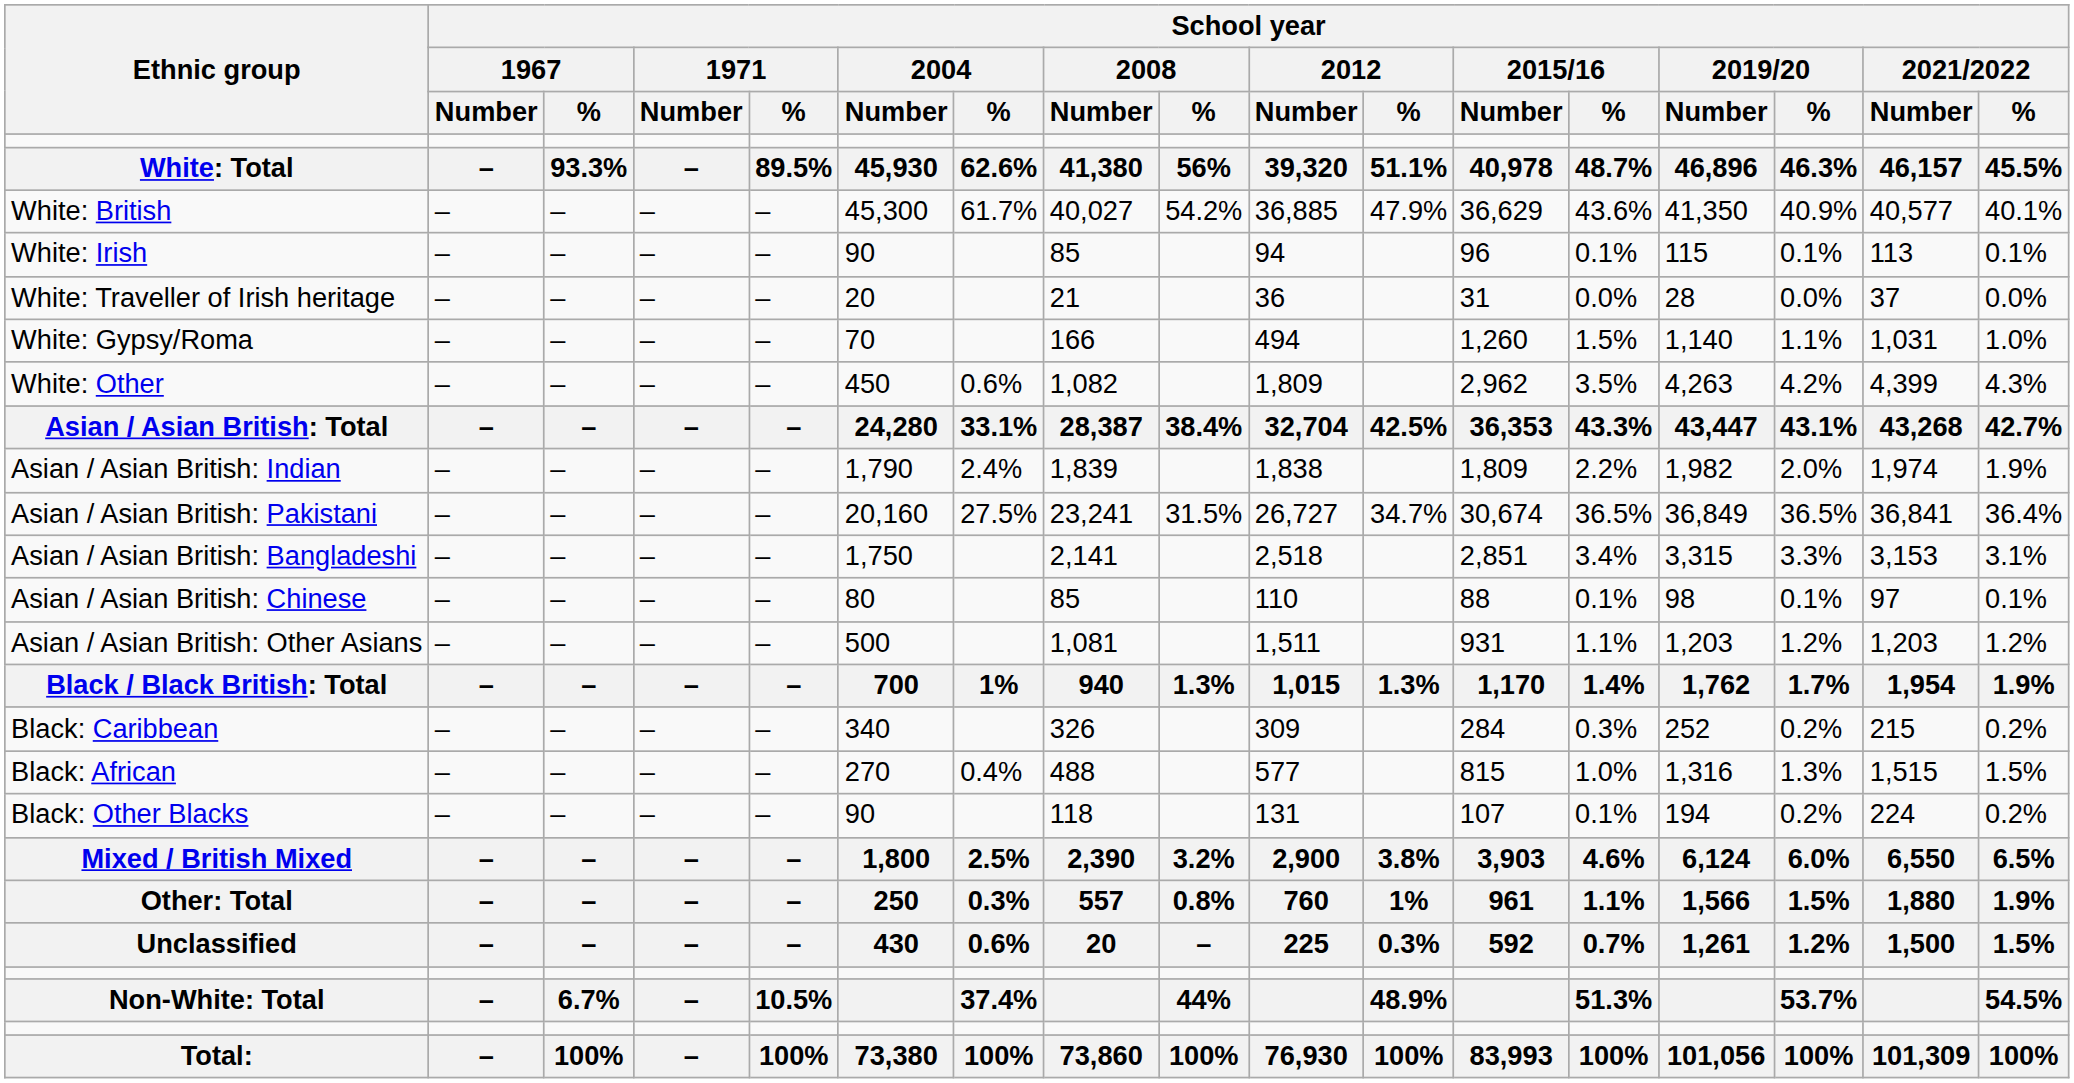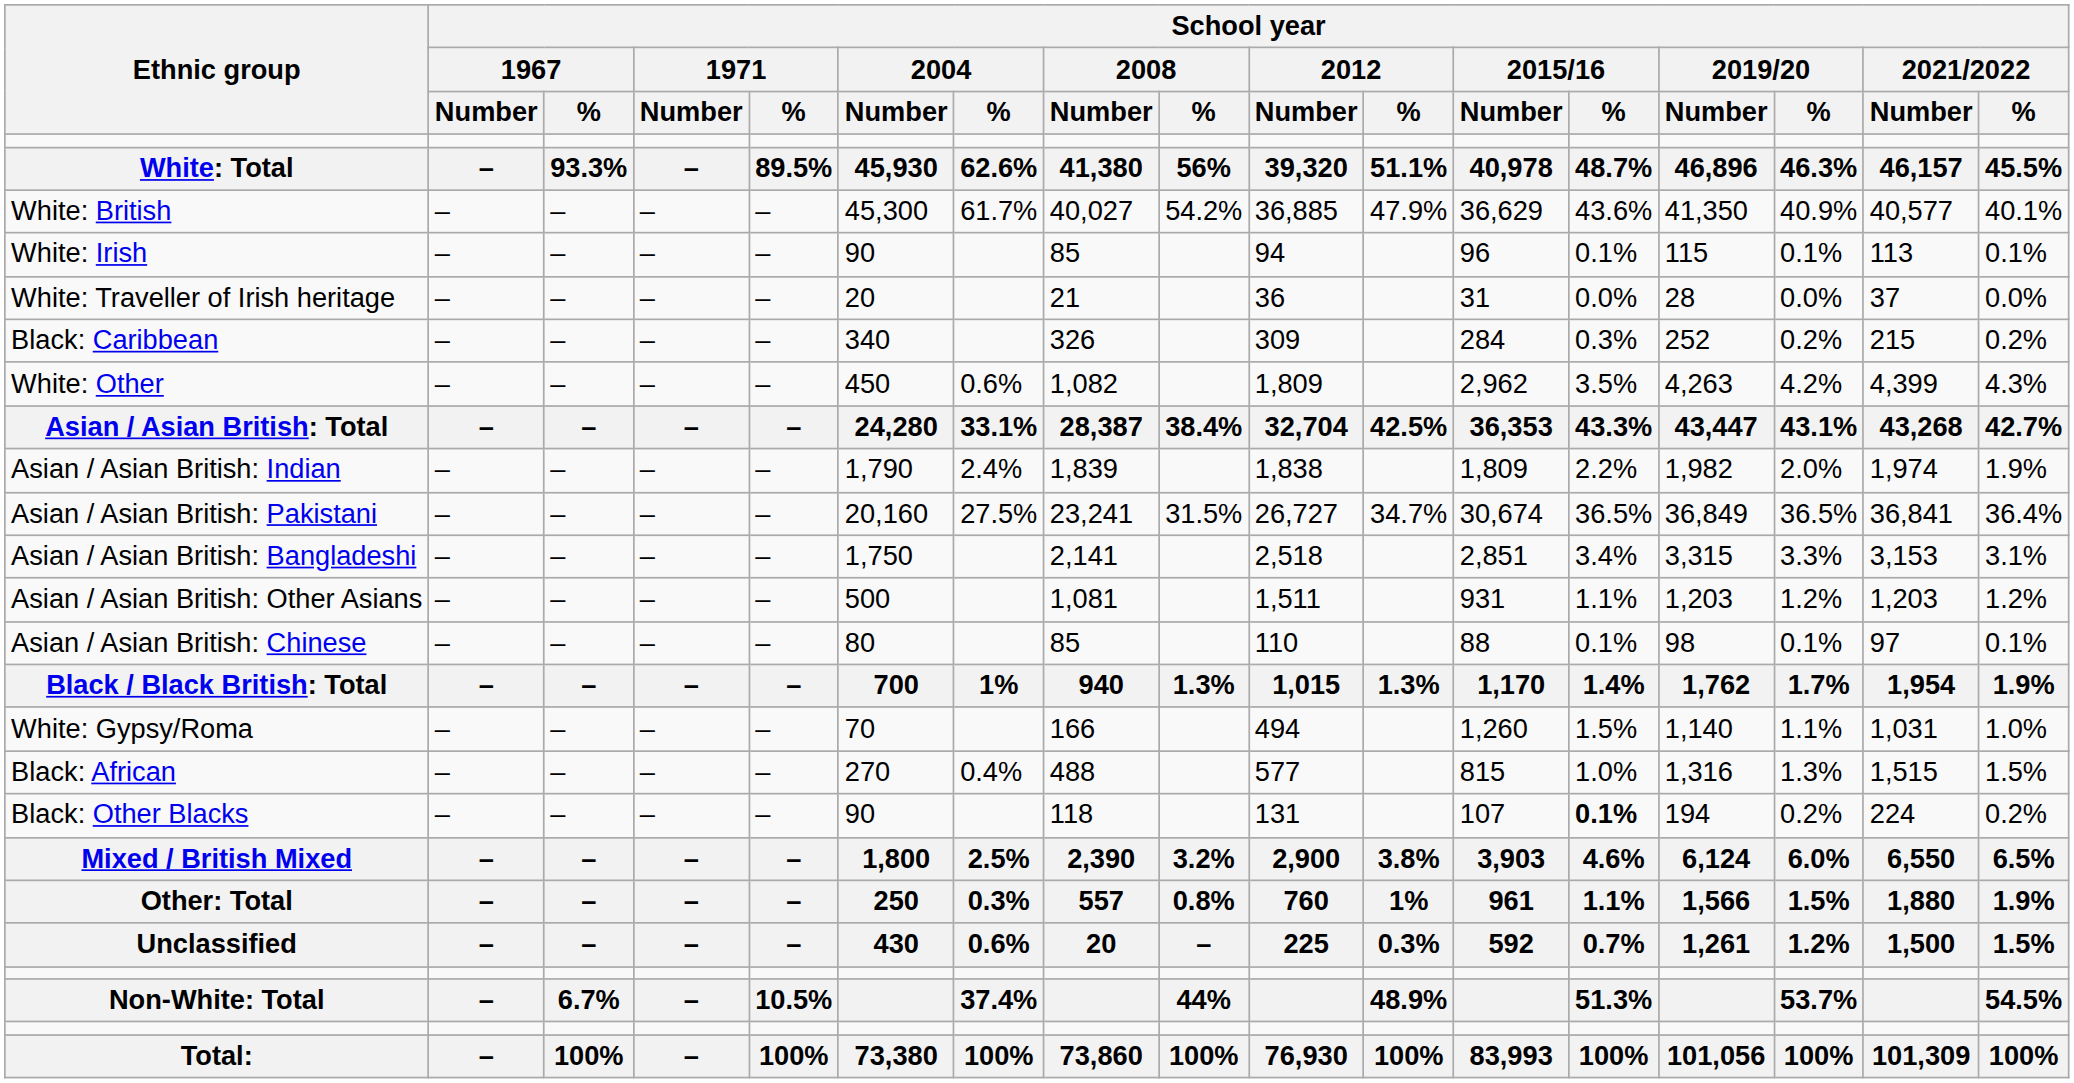rows swapped: (132, 340) <-> (115, 728)
rows swapped: (189, 599) <-> (217, 642)
(1606, 815) normal -> (1606, 815) bold
